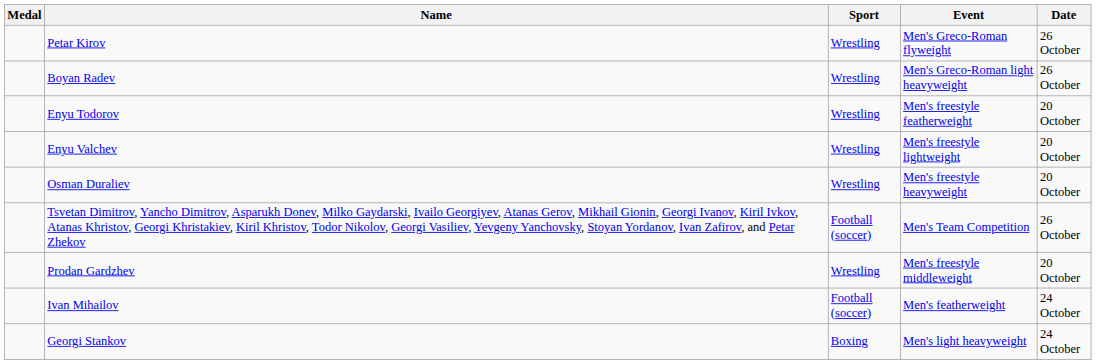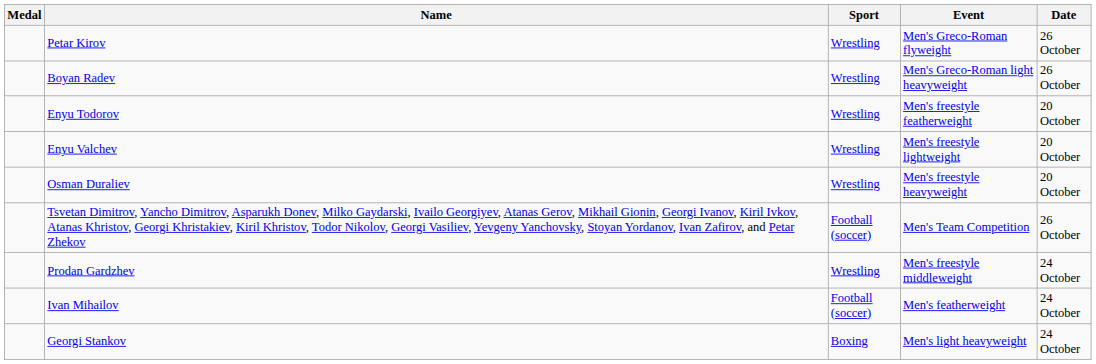(1060, 270) 20 October -> (1060, 270) 24 October
